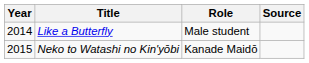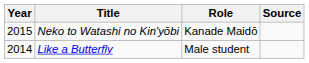rows swapped: (75, 31) <-> (108, 49)
